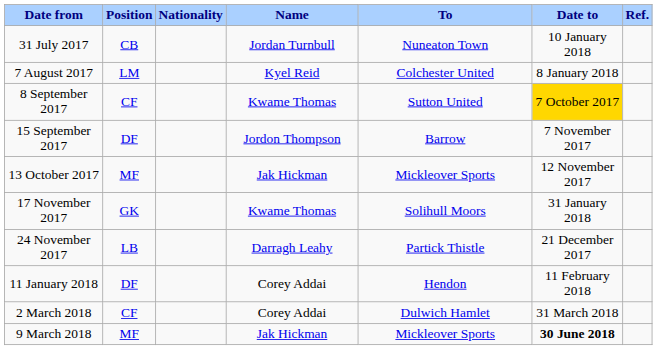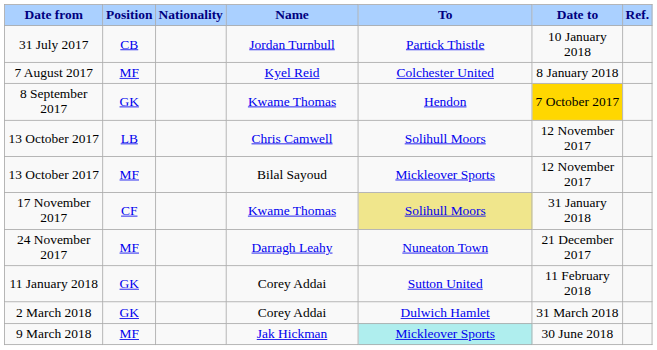(445, 44) Nuneaton Town -> (445, 44) Partick Thistle
(129, 72) LM -> (129, 72) MF
(129, 101) CF -> (129, 101) GK
(445, 101) Sutton United -> (445, 101) Hendon
- row: (54, 138)
+ row: (54, 138)
+ row: (54, 174)
- row: (54, 174)
(129, 211) GK -> (129, 211) CF
(445, 211) no background -> (445, 211) khaki background
(129, 247) LB -> (129, 247) MF
(445, 247) Partick Thistle -> (445, 247) Nuneaton Town
(129, 283) DF -> (129, 283) GK
(445, 283) Hendon -> (445, 283) Sutton United
(129, 312) CF -> (129, 312) GK
(445, 334) no background -> (445, 334) paleturquoise background
(577, 334) bold -> (577, 334) normal
